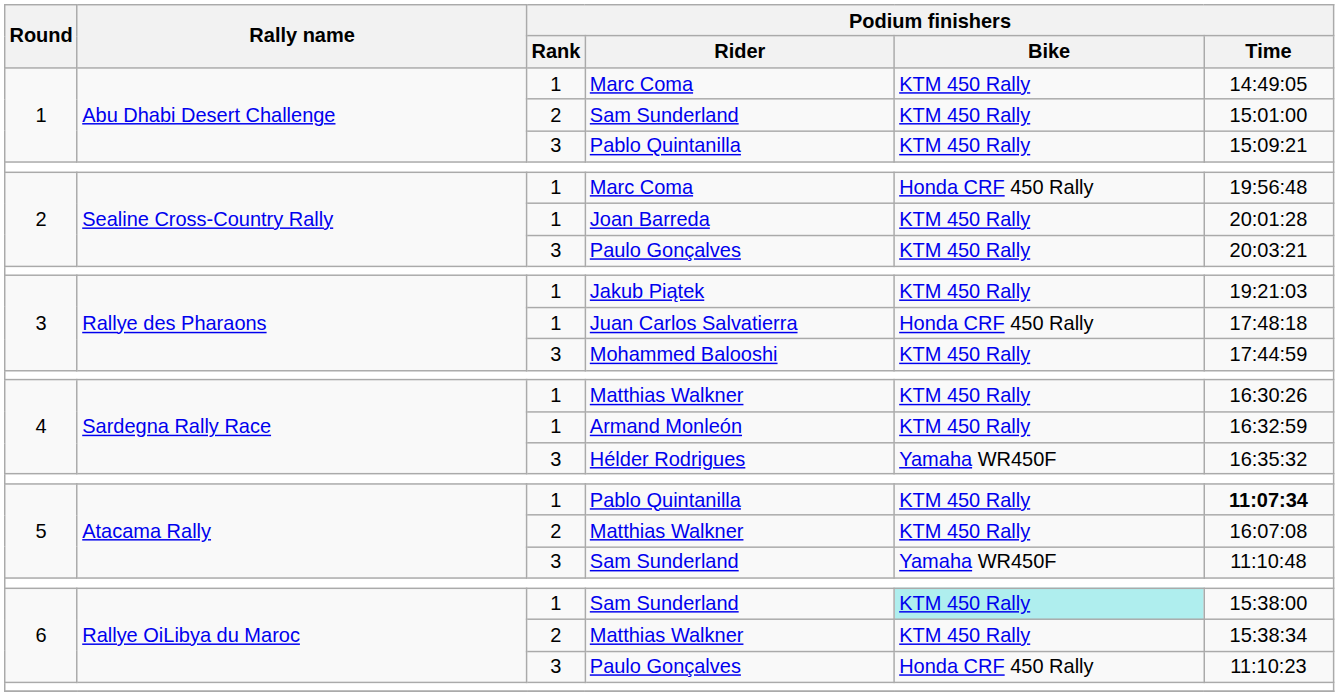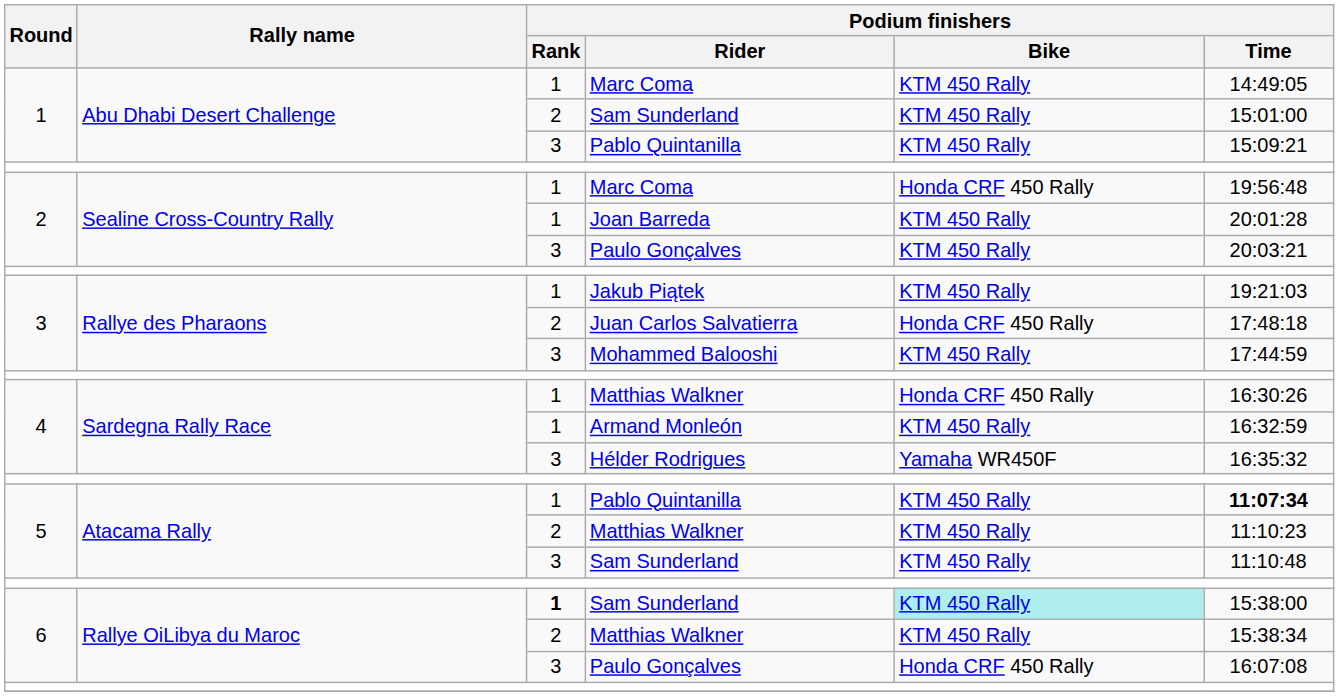(556, 323) 1 -> (556, 323) 2
(965, 395) KTM 450 Rally -> (996, 395) Honda CRF 450 Rally
(1268, 531) 16:07:08 -> (1268, 531) 11:10:23
(978, 562) Yamaha WR450F -> (965, 562) KTM 450 Rally
(556, 603) normal -> (556, 603) bold
(1268, 666) 11:10:23 -> (1268, 666) 16:07:08
